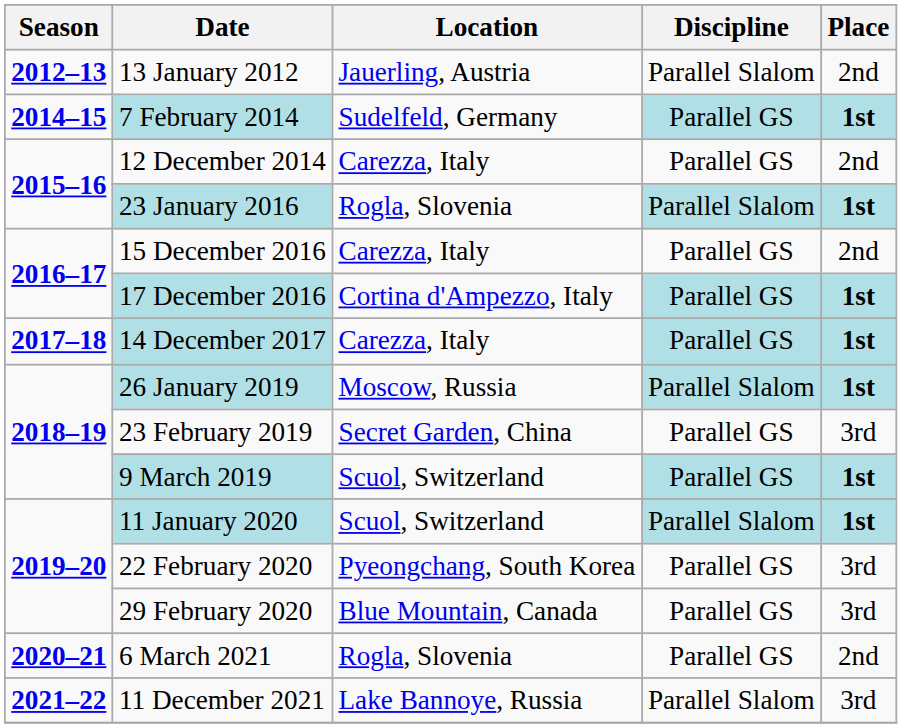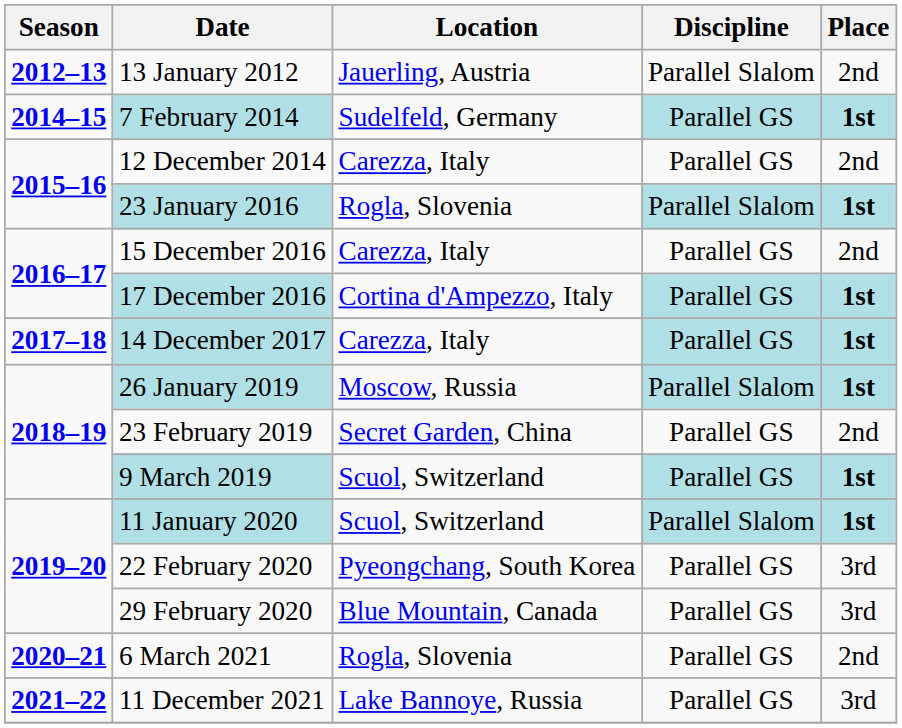(858, 430) 3rd -> (858, 430) 2nd
(731, 700) Parallel Slalom -> (731, 700) Parallel GS
